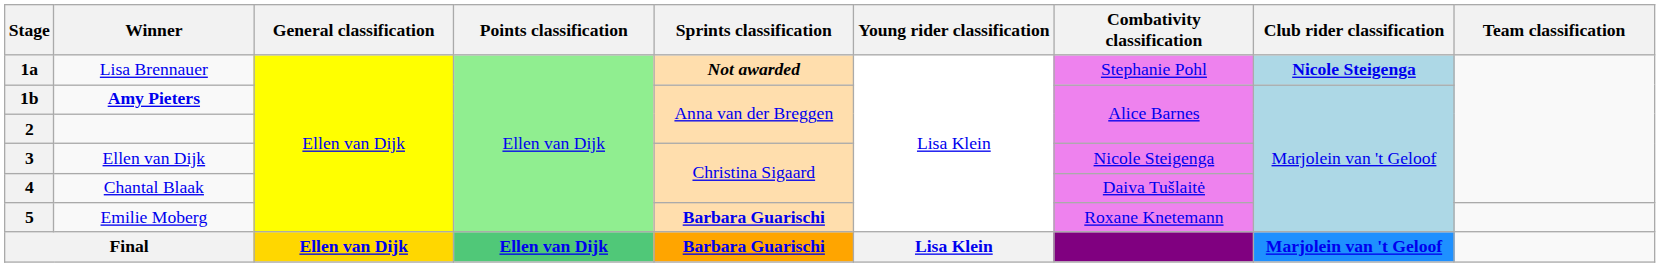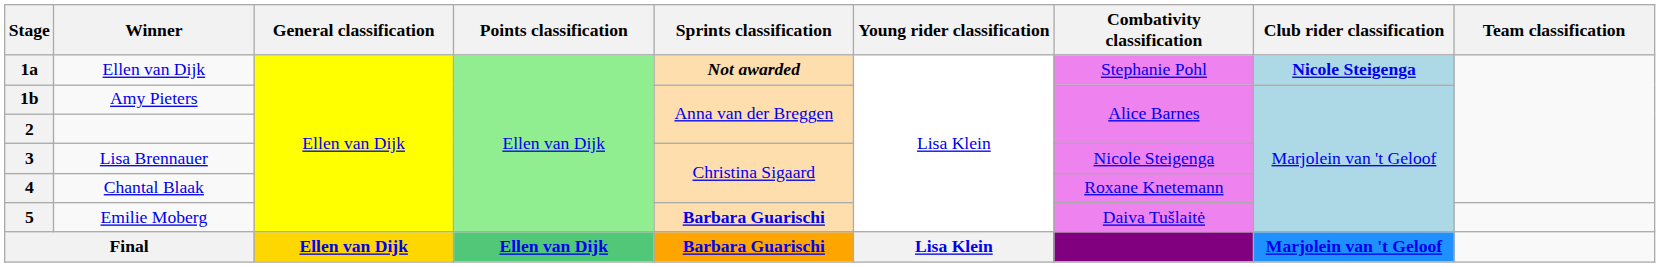(154, 70) Lisa Brennauer -> (154, 70) Ellen van Dijk
(154, 99) bold -> (154, 99) normal
(154, 158) Ellen van Dijk -> (154, 158) Lisa Brennauer
(1154, 187) Daiva Tušlaitė -> (1154, 187) Roxane Knetemann
(1154, 217) Roxane Knetemann -> (1154, 217) Daiva Tušlaitė
